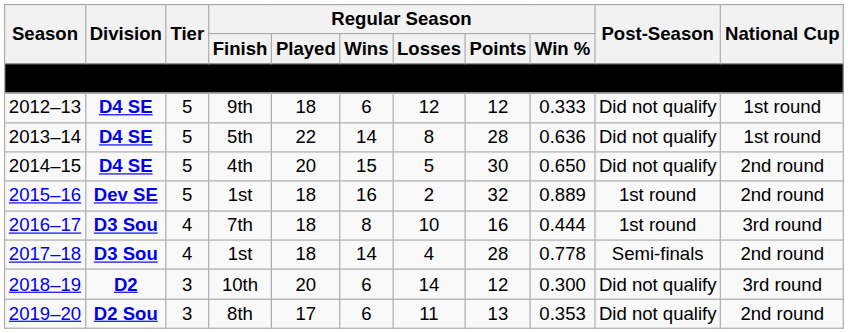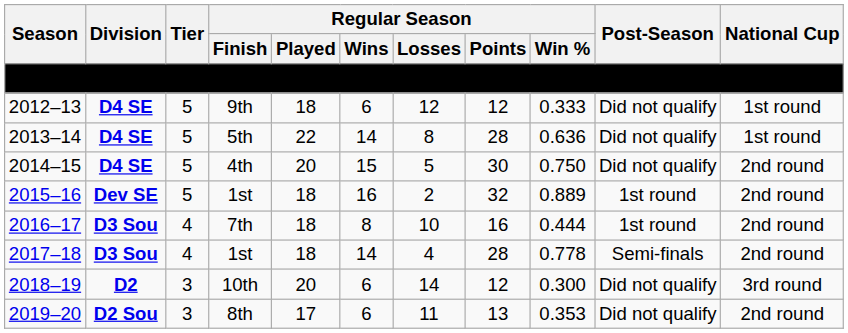(563, 166) 0.650 -> (563, 166) 0.750
(782, 225) 3rd round -> (782, 225) 2nd round
